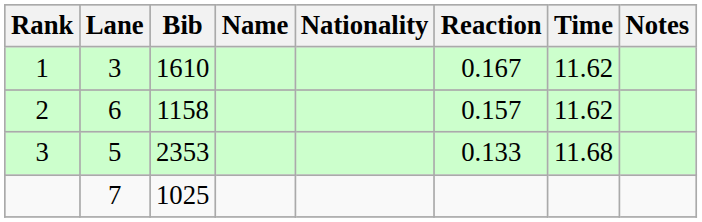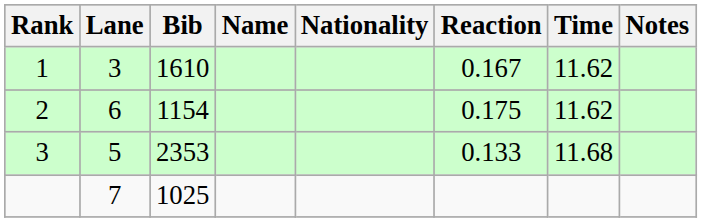(183, 110) 1158 -> (183, 110) 1154
(491, 110) 0.157 -> (491, 110) 0.175
